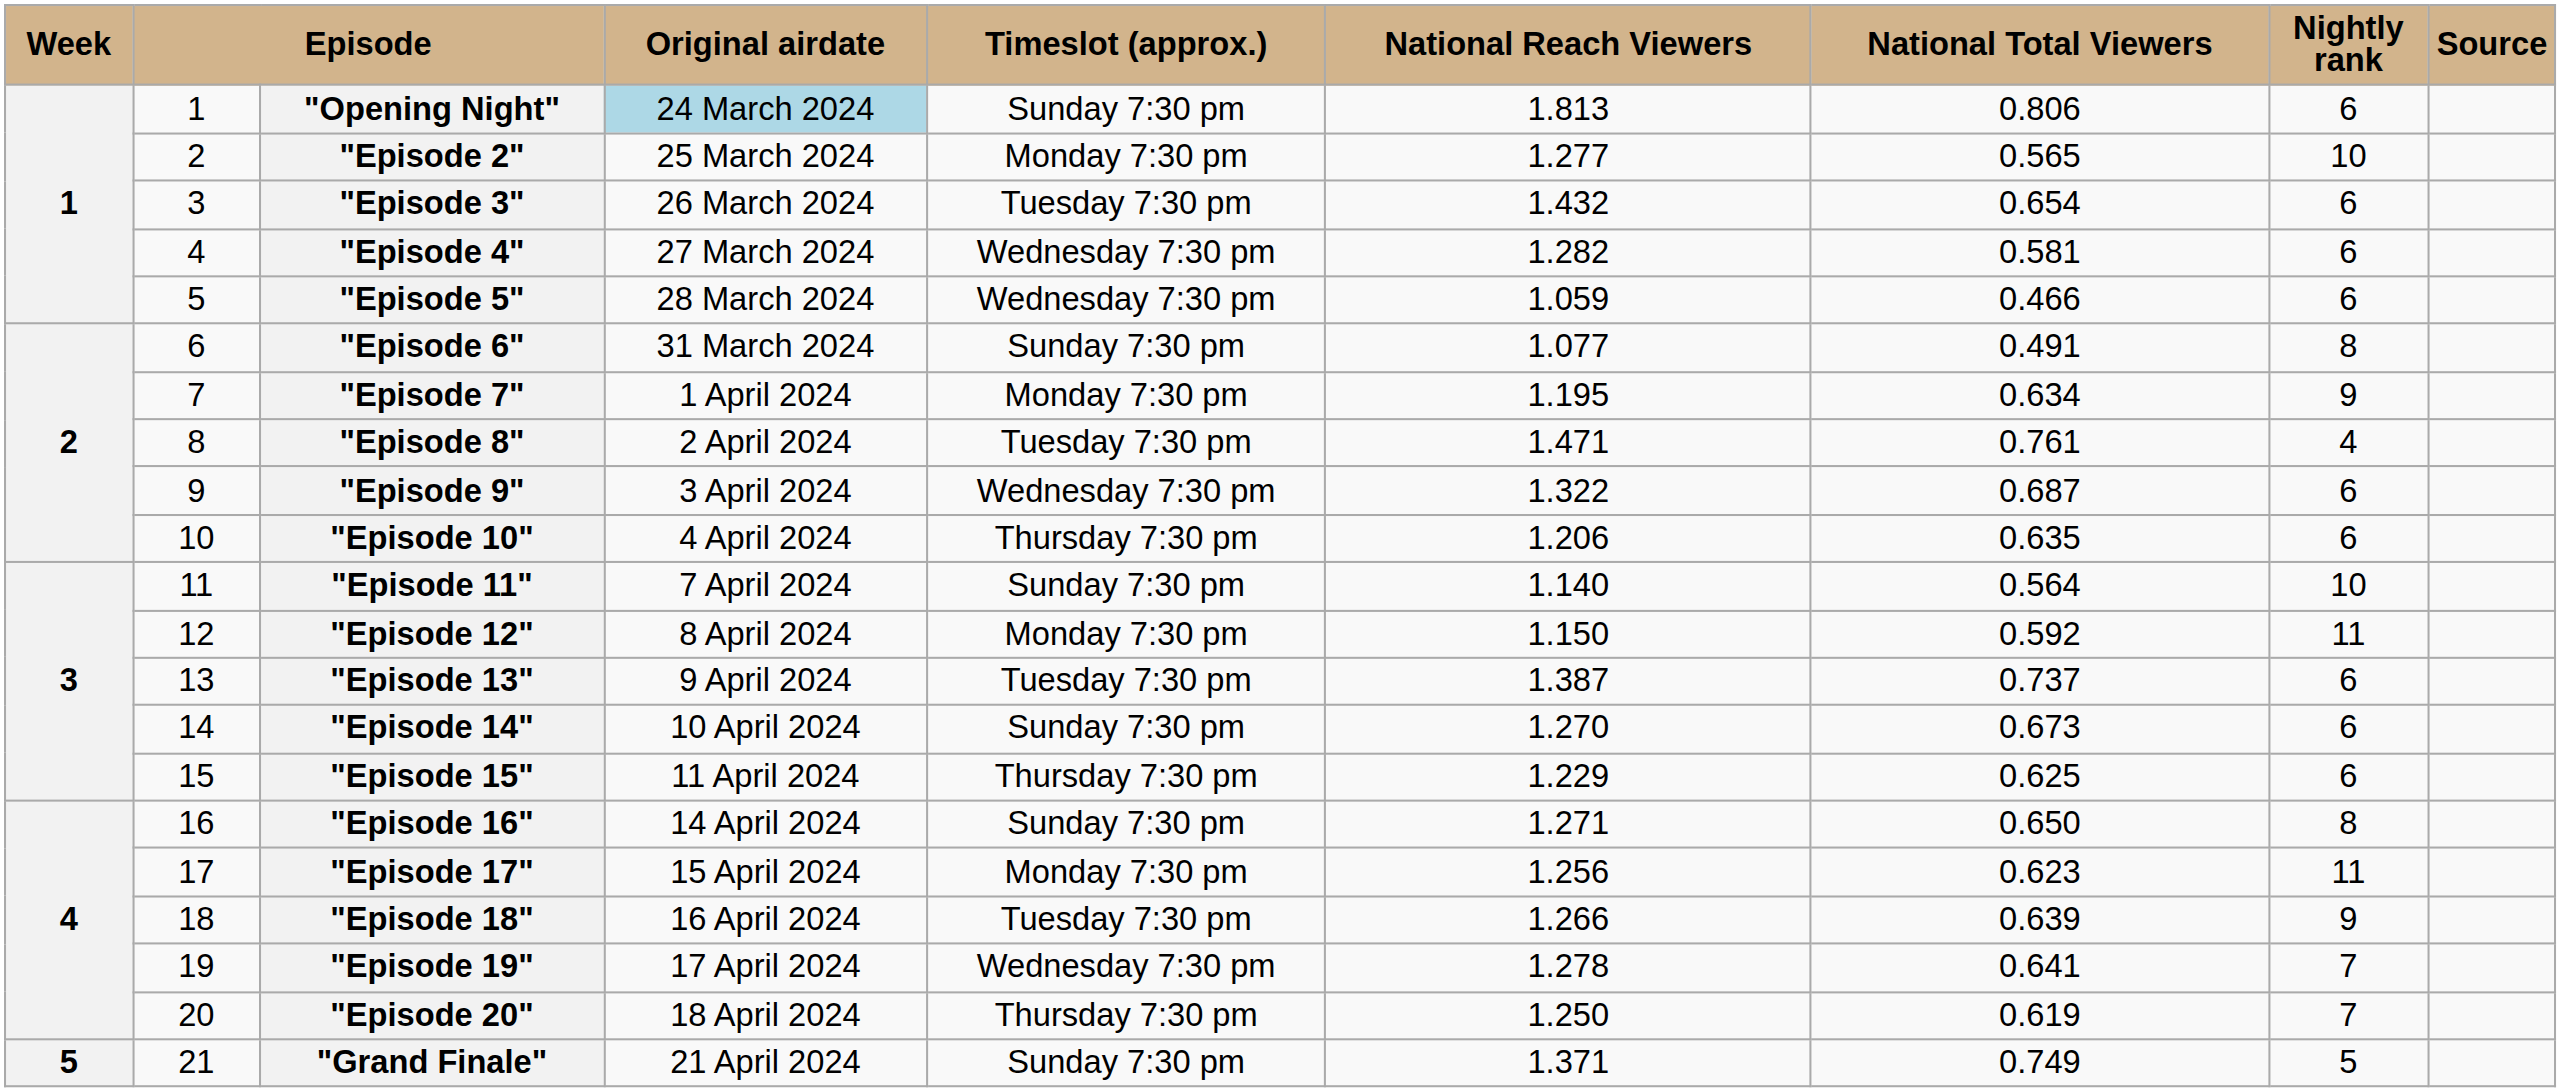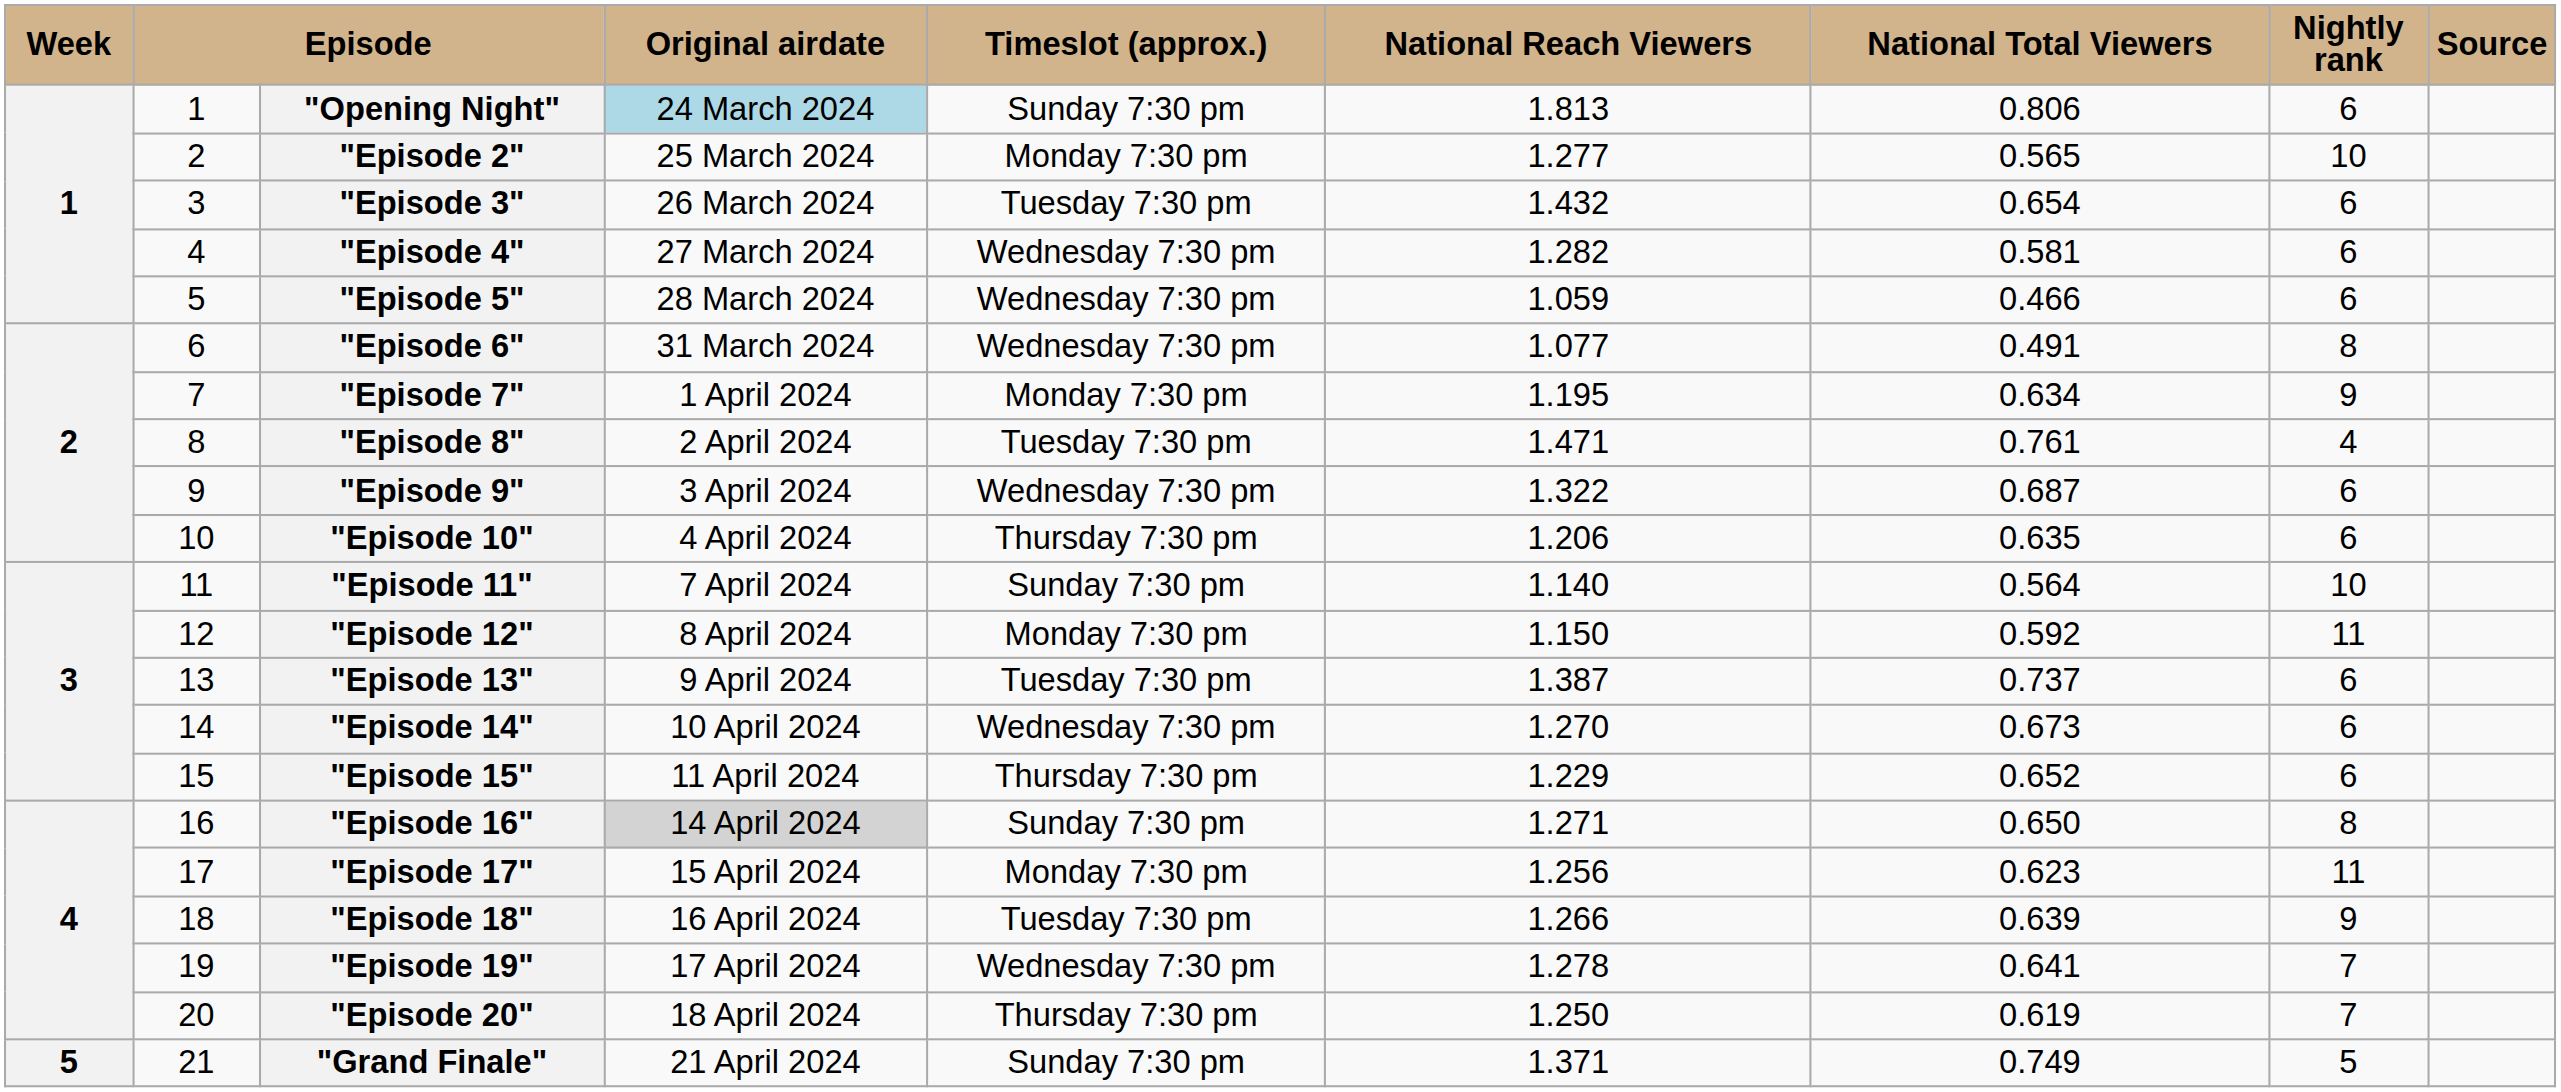(1126, 347) Sunday 7:30 pm -> (1126, 347) Wednesday 7:30 pm
(1126, 728) Sunday 7:30 pm -> (1126, 728) Wednesday 7:30 pm
(2040, 776) 0.625 -> (2040, 776) 0.652
(765, 823) no background -> (765, 823) lightgrey background
